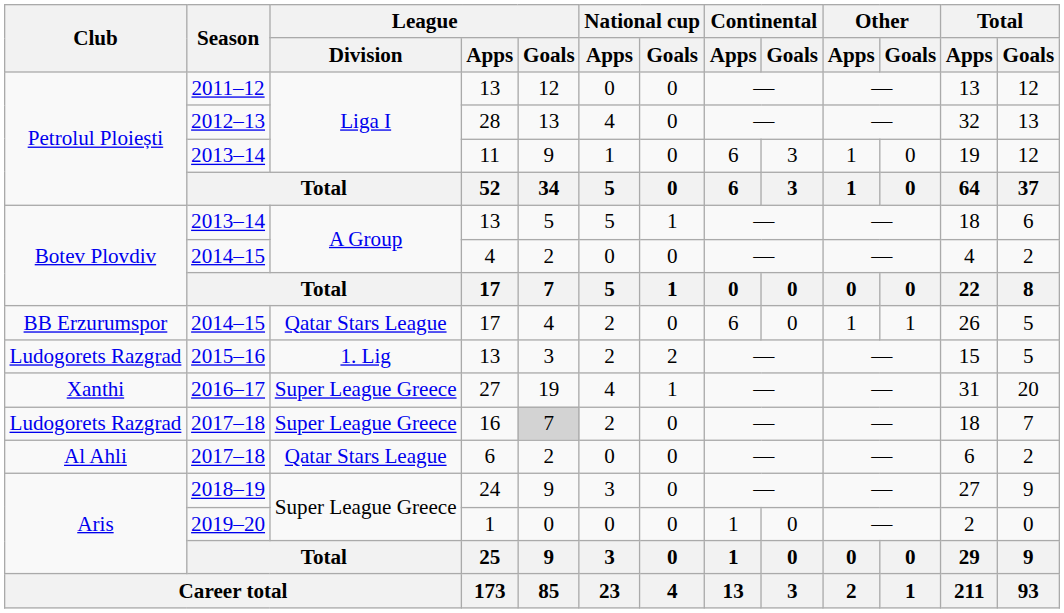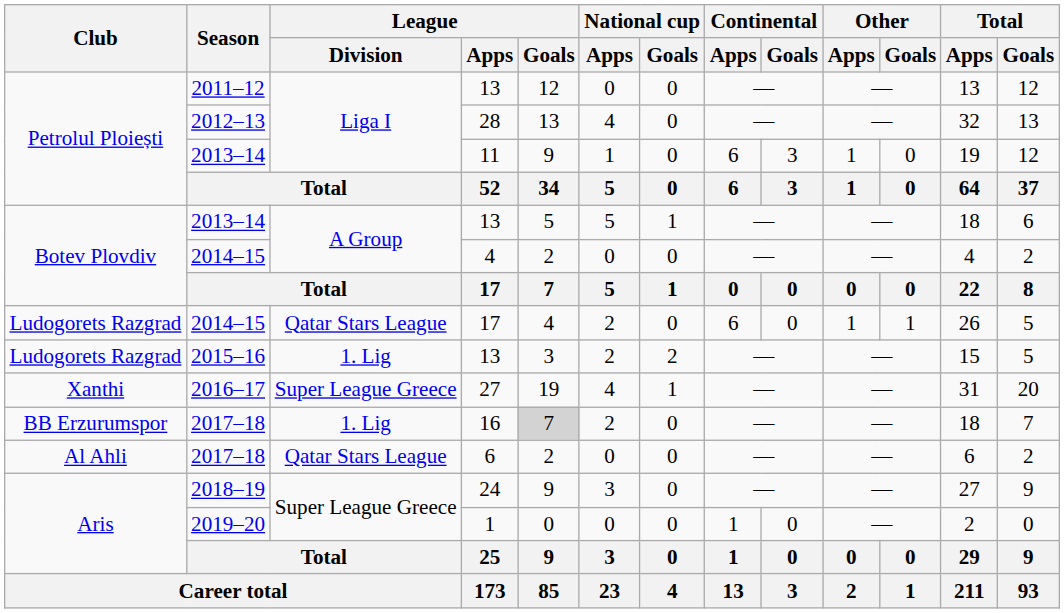(95, 322) BB Erzurumspor -> (95, 322) Ludogorets Razgrad
(95, 423) Ludogorets Razgrad -> (95, 423) BB Erzurumspor
(366, 423) Super League Greece -> (366, 423) 1. Lig
